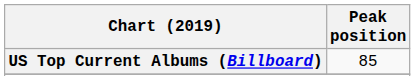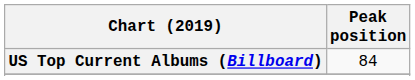(368, 62) 85 -> (368, 62) 84
